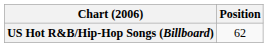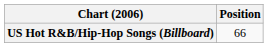(240, 33) 62 -> (240, 33) 66
